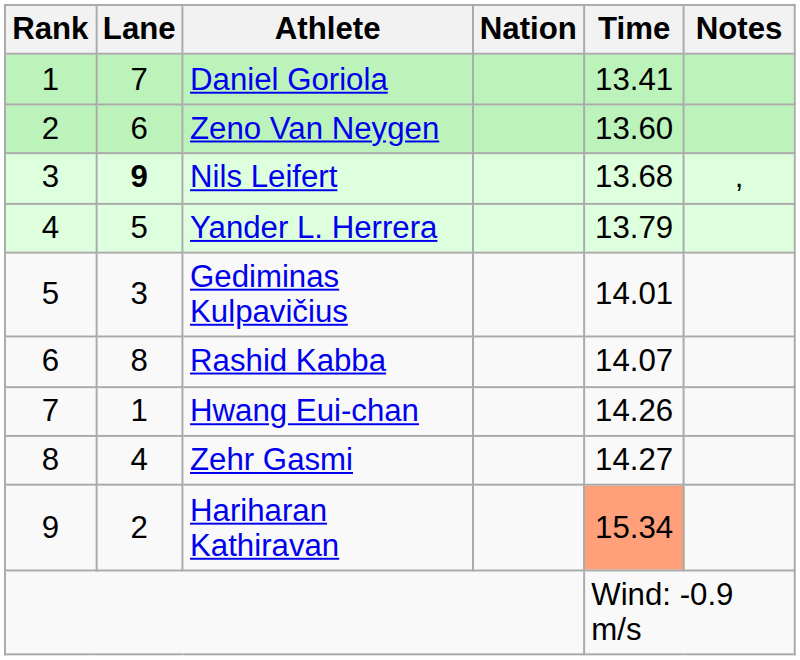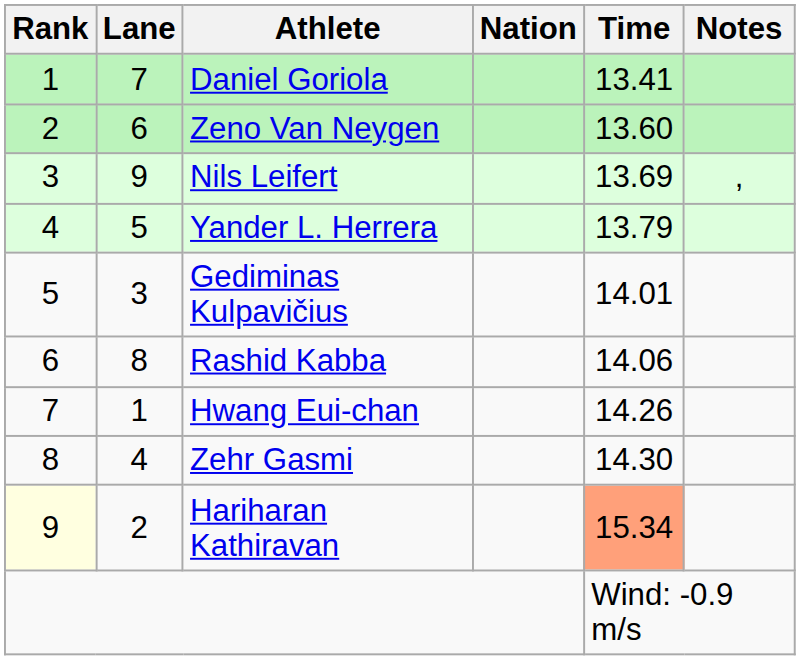(139, 177) bold -> (139, 177) normal
(634, 177) 13.68 -> (634, 177) 13.69
(634, 361) 14.07 -> (634, 361) 14.06
(634, 460) 14.27 -> (634, 460) 14.30
(50, 527) no background -> (50, 527) lightyellow background
